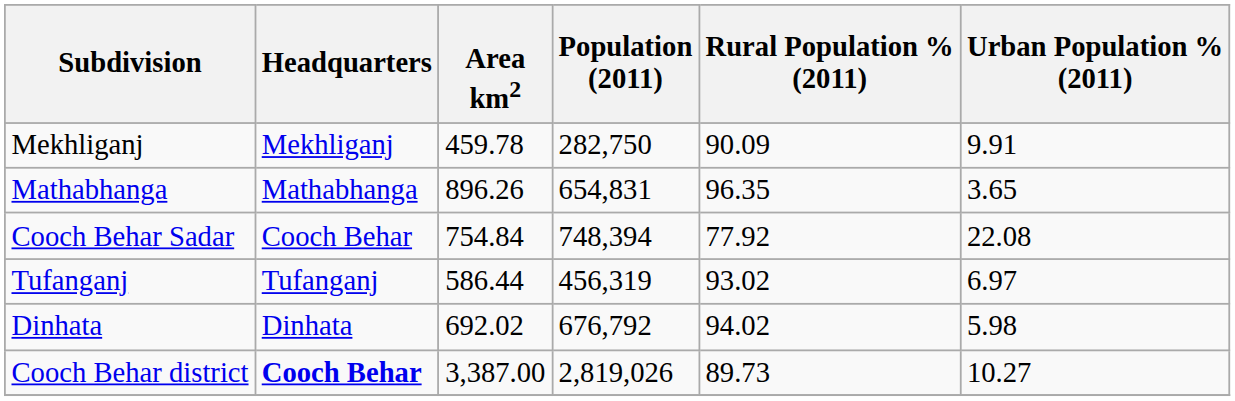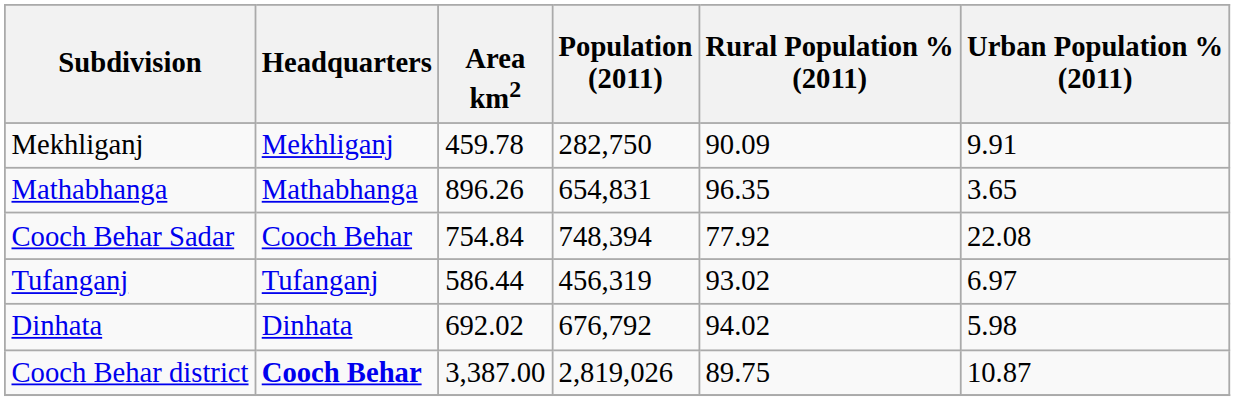(738, 371) 89.73 -> (738, 371) 89.75
(999, 371) 10.27 -> (999, 371) 10.87
